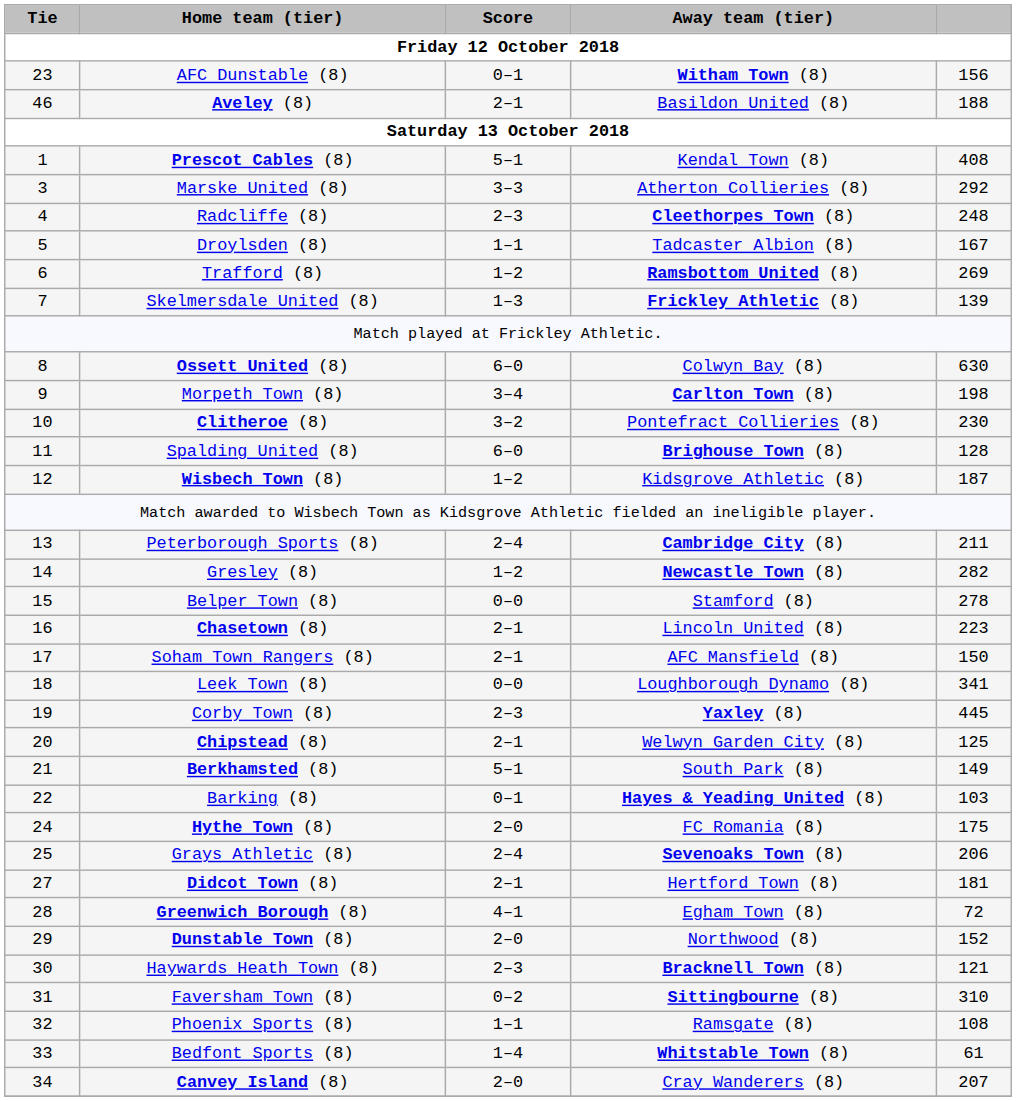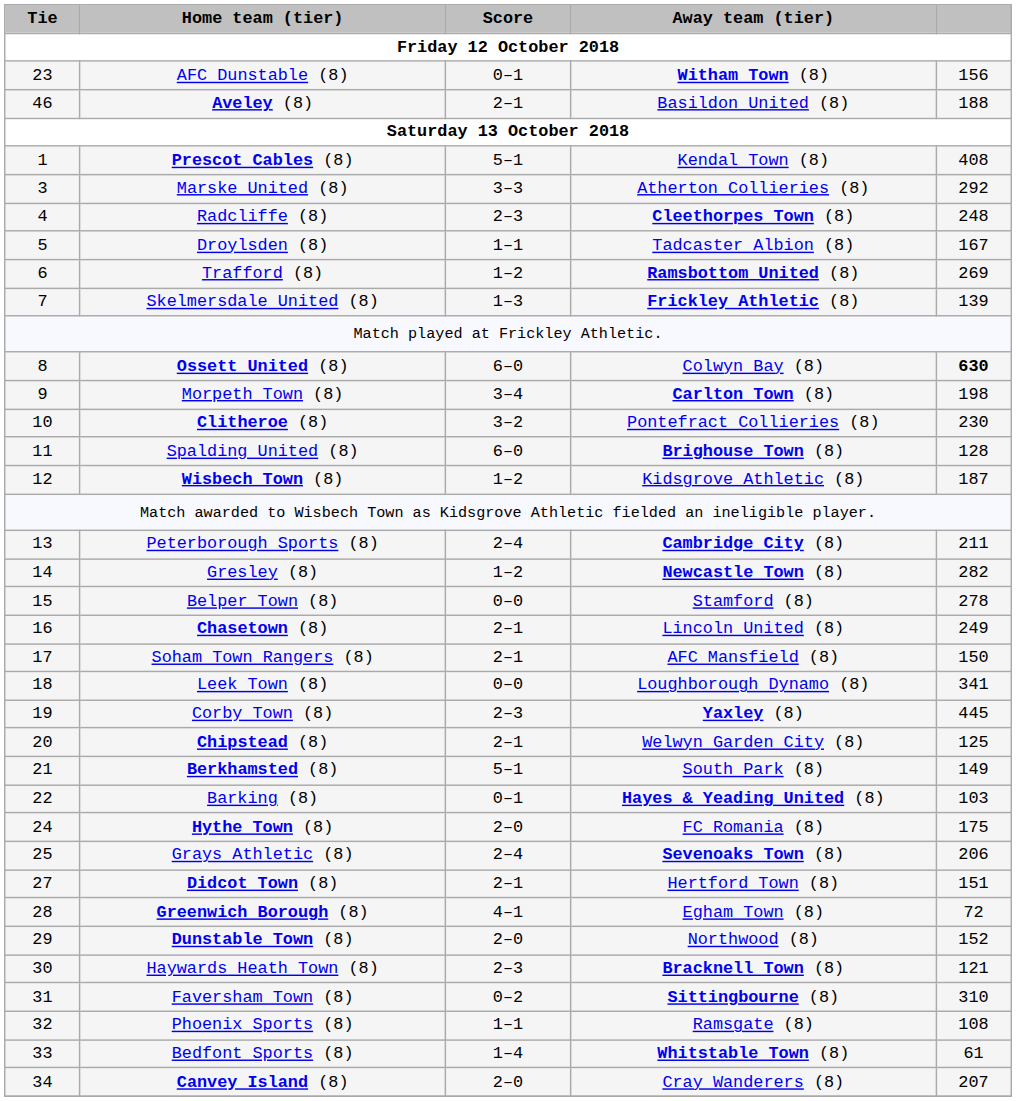(974, 366) normal -> (974, 366) bold
(974, 629) 223 -> (974, 629) 249
(974, 884) 181 -> (974, 884) 151
